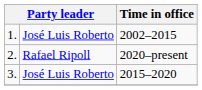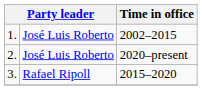(56, 54) Rafael Ripoll -> (68, 54) José Luis Roberto
(68, 74) José Luis Roberto -> (56, 74) Rafael Ripoll
